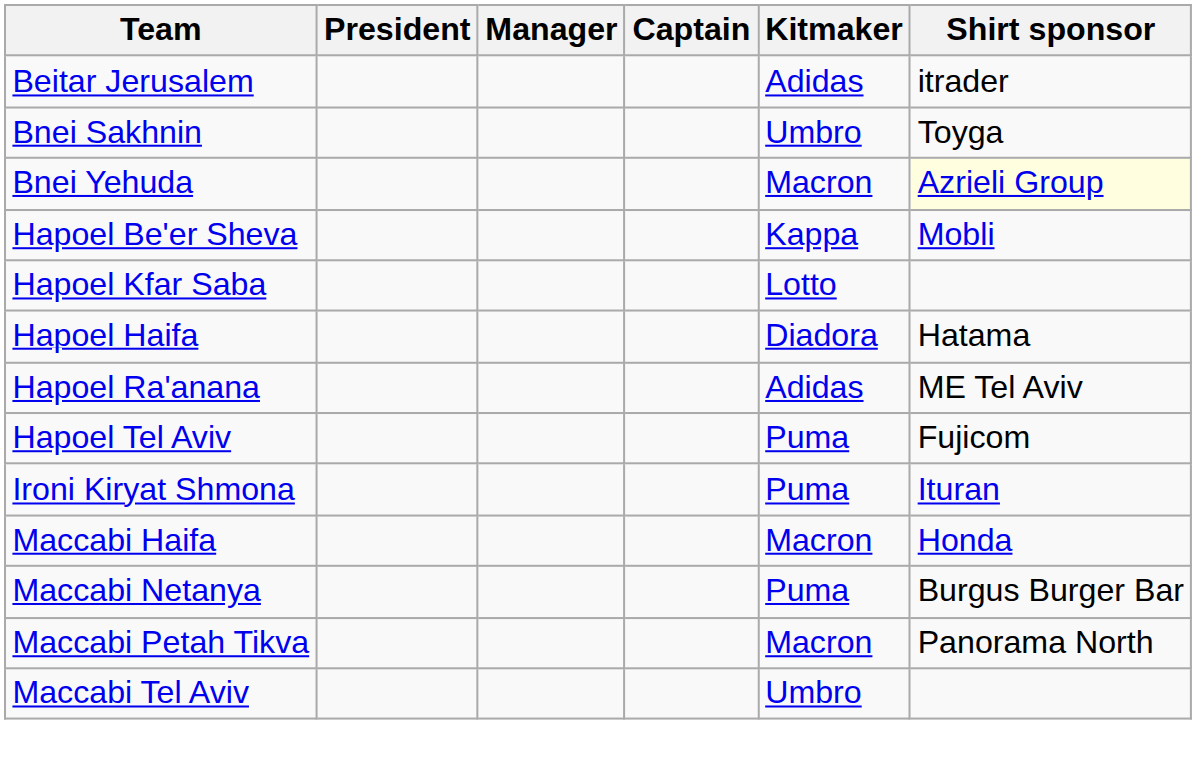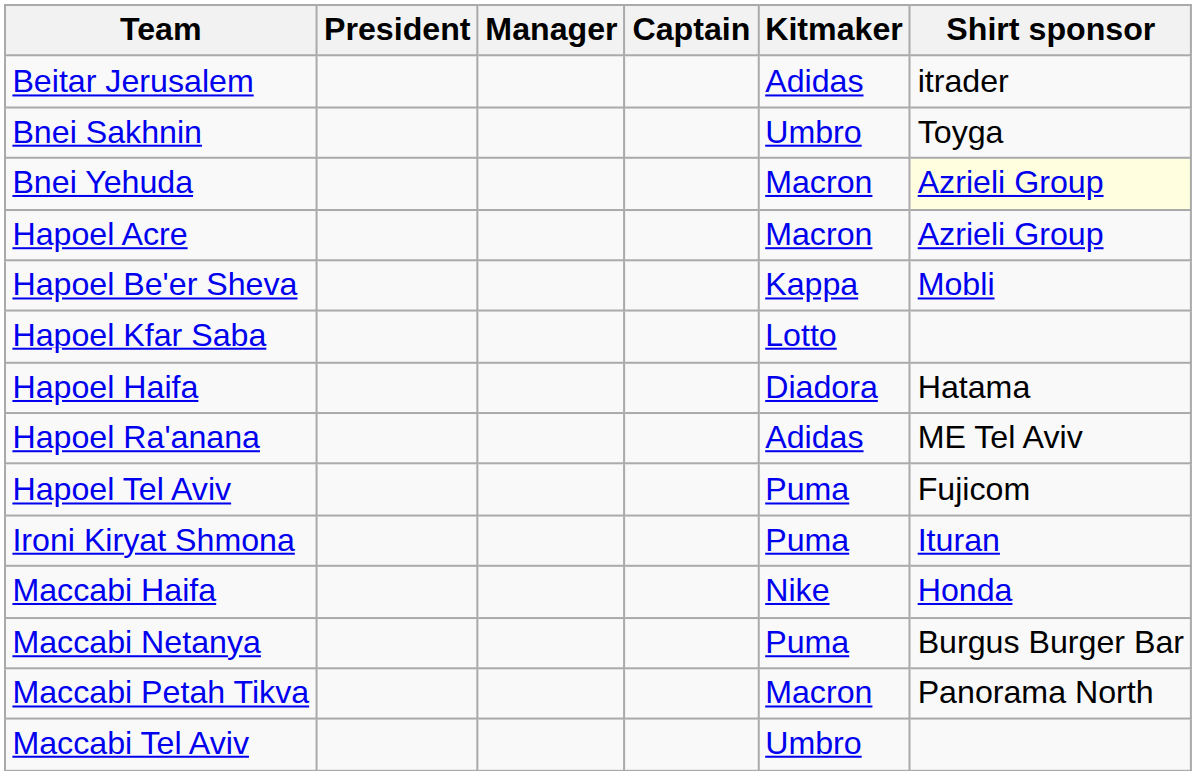+ row: (100, 234)
(819, 540) Macron -> (797, 591) Nike
